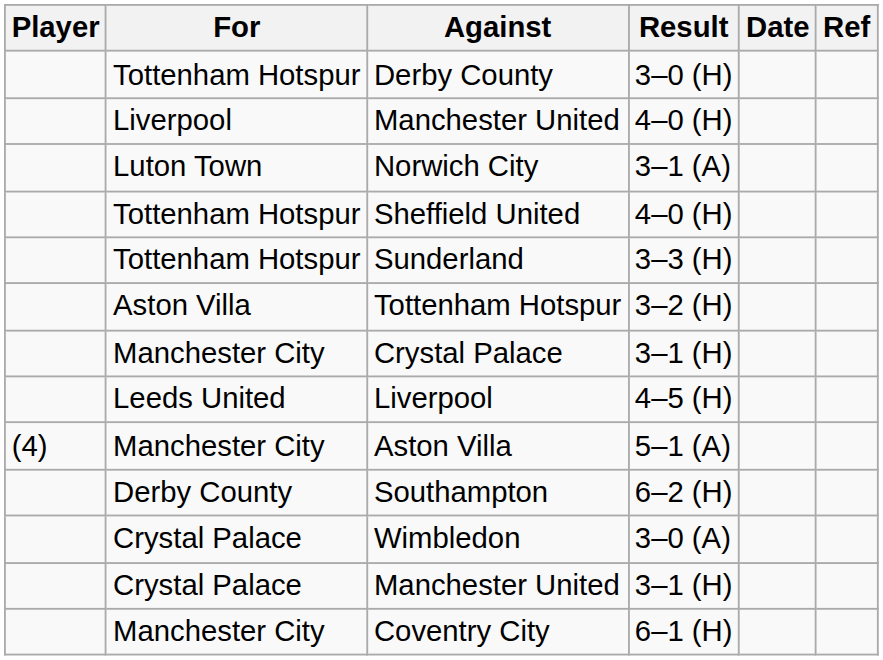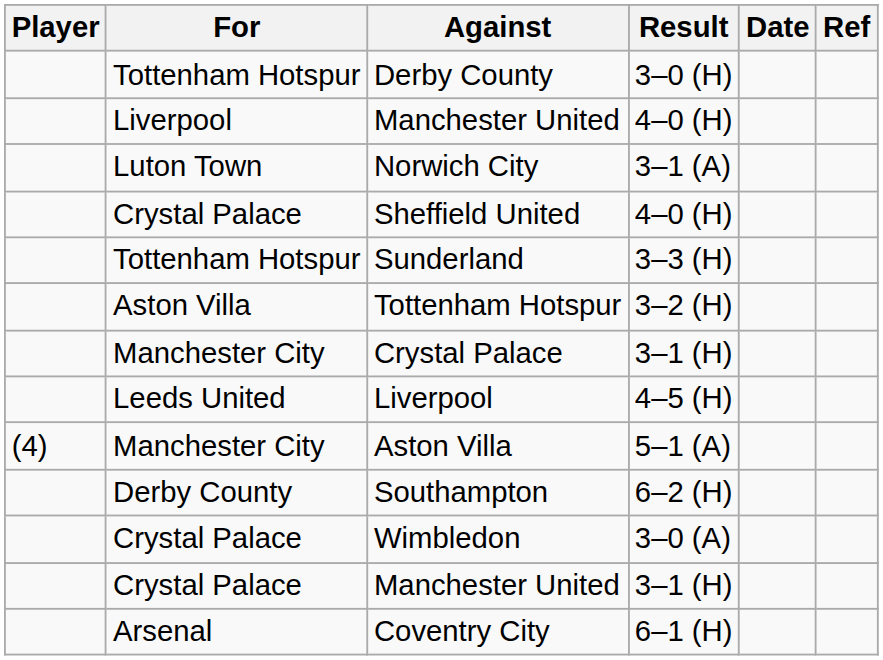(237, 213) Tottenham Hotspur -> (207, 213) Crystal Palace
(219, 631) Manchester City -> (163, 631) Arsenal
